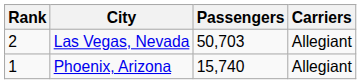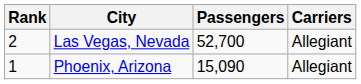(221, 42) 50,703 -> (221, 42) 52,700
(221, 67) 15,740 -> (221, 67) 15,090
